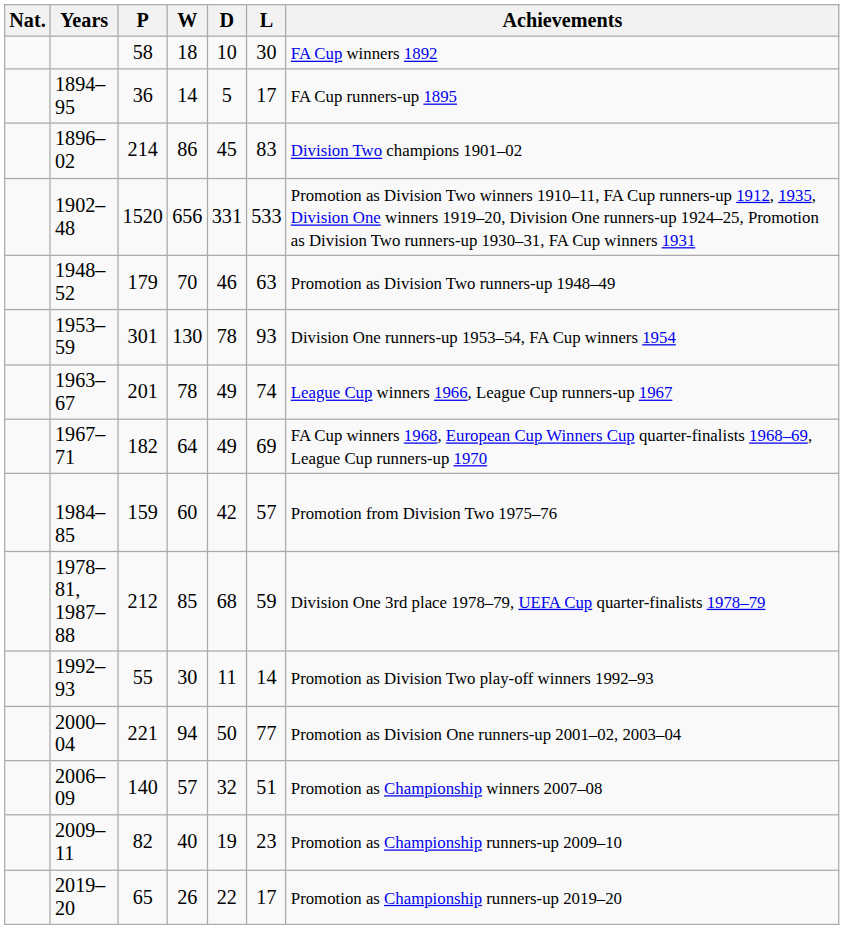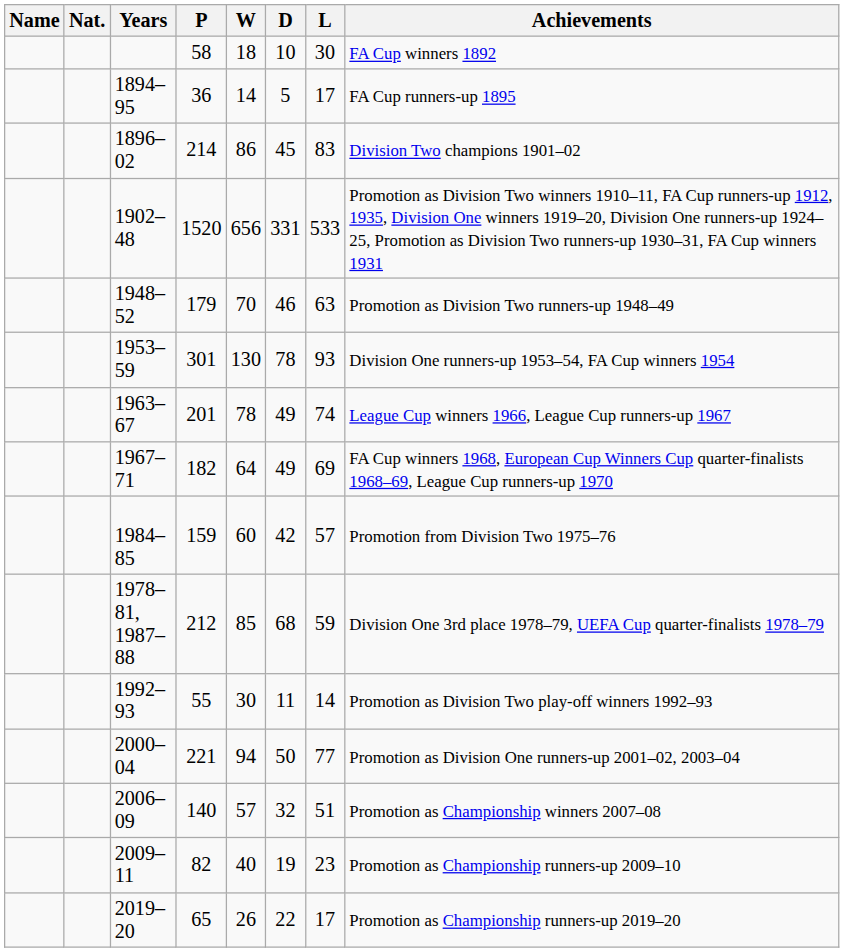+ column: (34, 20)
